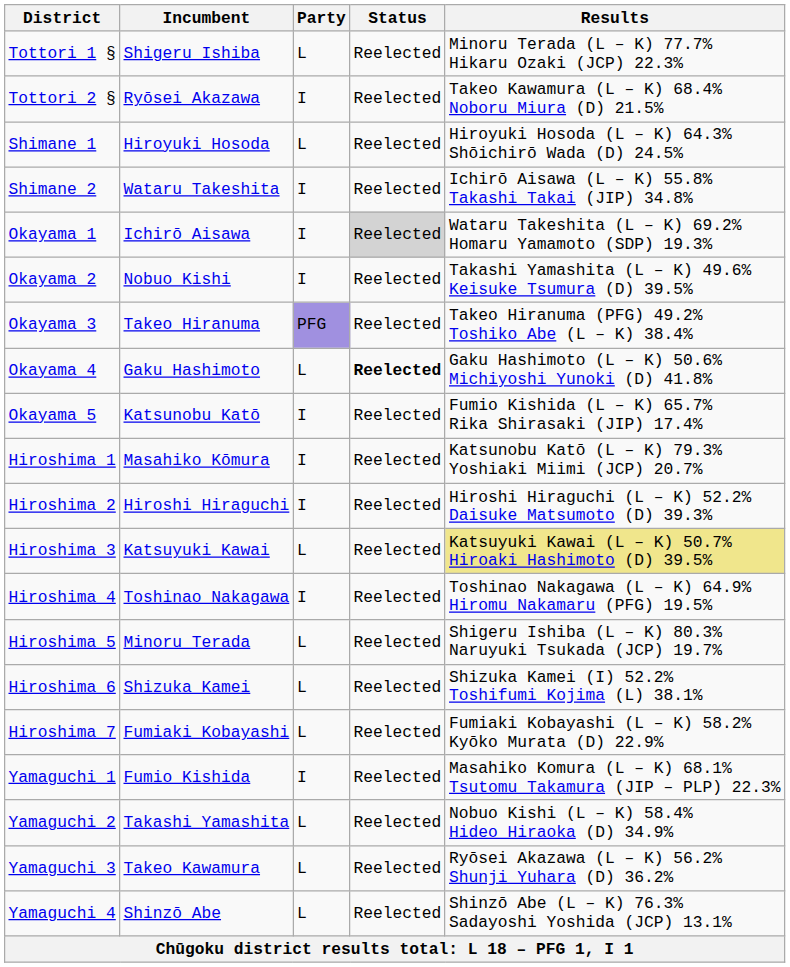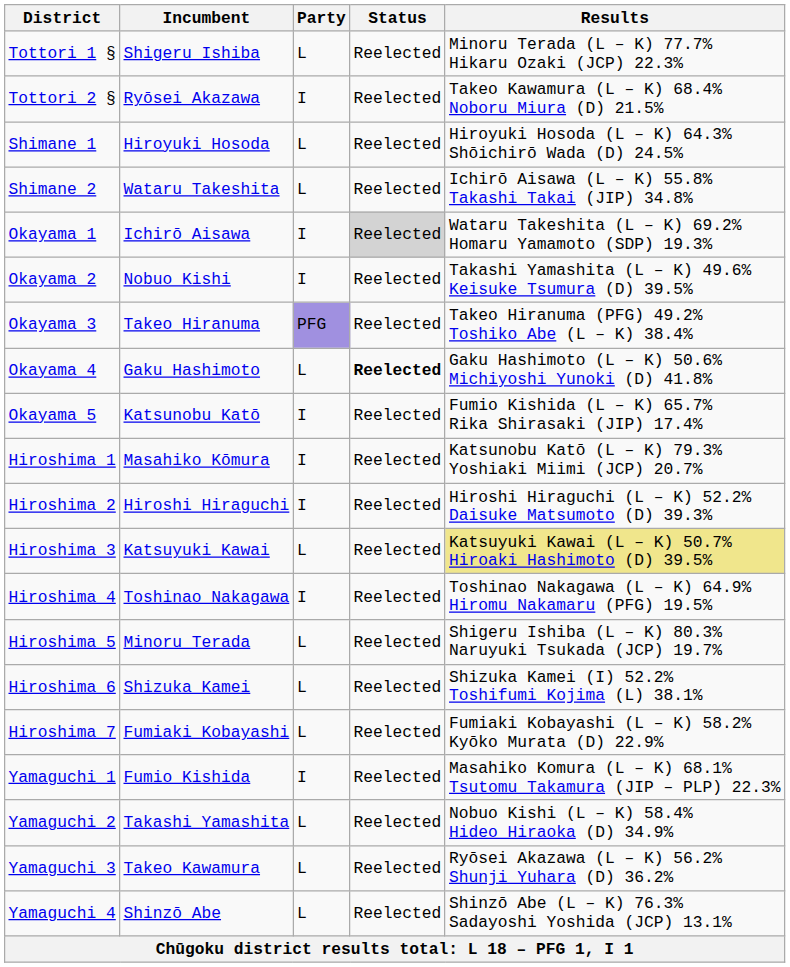(302, 189) I -> (302, 189) L
